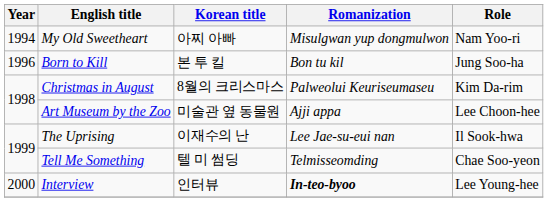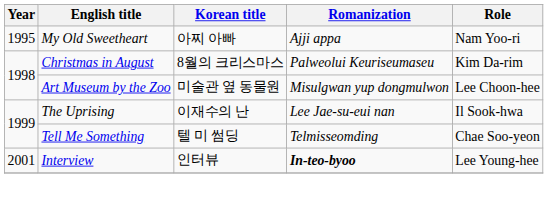(21, 38) 1994 -> (21, 38) 1995
(369, 38) Misulgwan yup dongmulwon -> (315, 38) Ajji appa
- row: (74, 62)
(315, 111) Ajji appa -> (369, 87) Misulgwan yup dongmulwon
(21, 184) 2000 -> (21, 160) 2001
